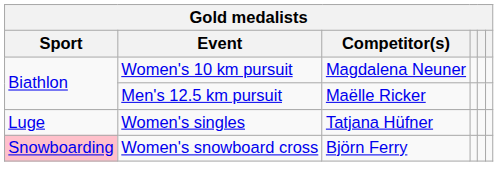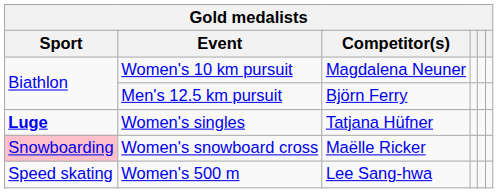(376, 95) Maëlle Ricker -> (367, 95) Björn Ferry
(27, 122) normal -> (28, 122) bold
(367, 148) Björn Ferry -> (376, 148) Maëlle Ricker
+ row: (180, 174)
